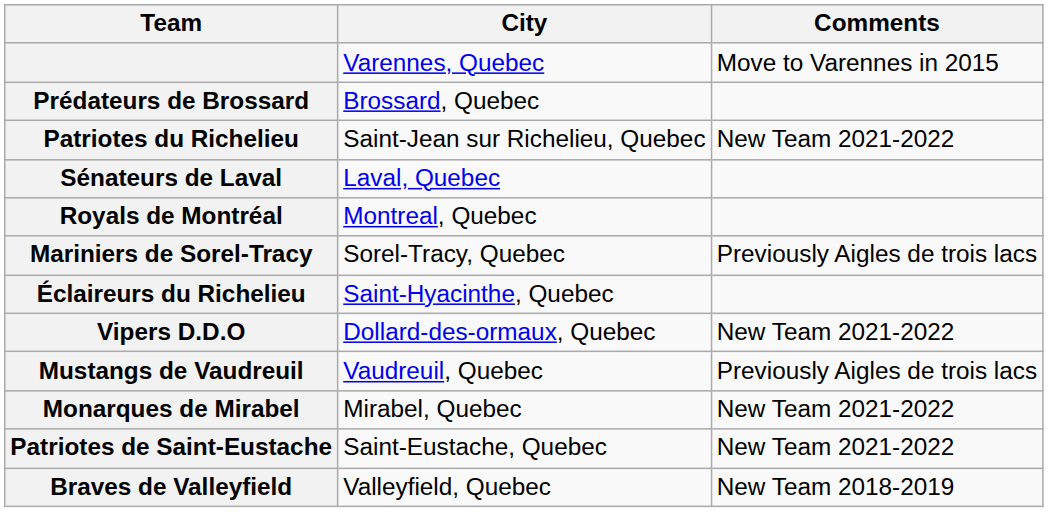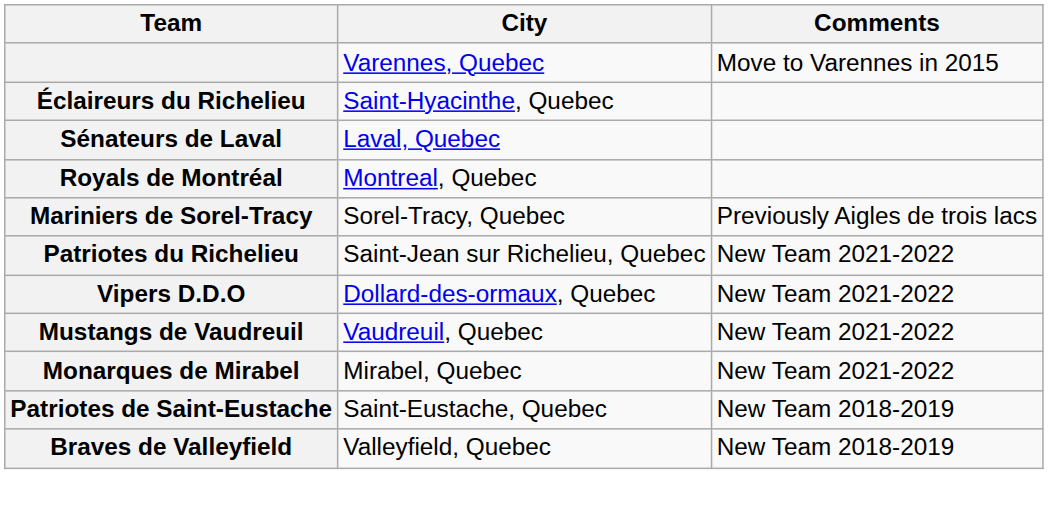- row: (171, 100)
rows swapped: (171, 293) <-> (171, 139)
(877, 370) Previously Aigles de trois lacs -> (836, 332) New Team 2021-2022
(836, 448) New Team 2021-2022 -> (836, 409) New Team 2018-2019
